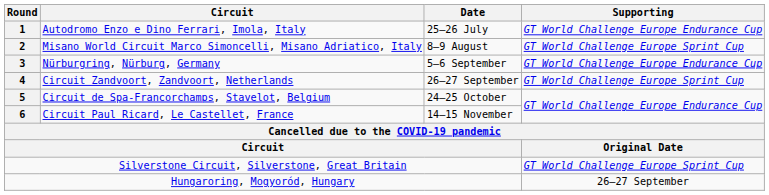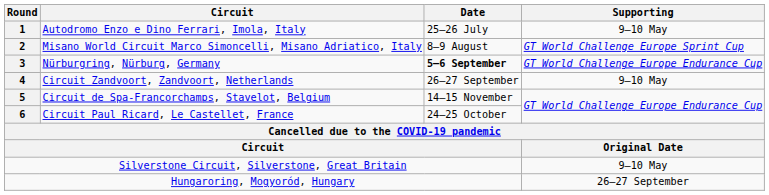(643, 30) GT World Challenge Europe Endurance Cup -> (643, 30) 9–10 May
(467, 64) normal -> (467, 64) bold
(634, 81) GT World Challenge Europe Sprint Cup -> (643, 81) 9–10 May
(467, 98) 24–25 October -> (470, 98) 14–15 November
(470, 115) 14–15 November -> (467, 115) 24–25 October
(634, 165) GT World Challenge Europe Sprint Cup -> (643, 165) 9–10 May
